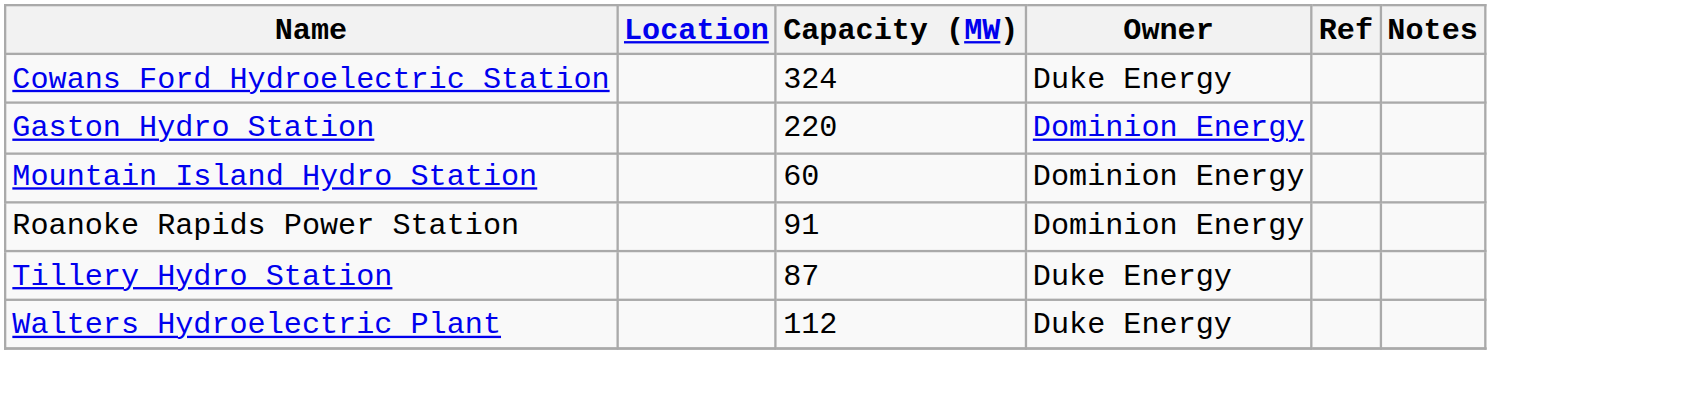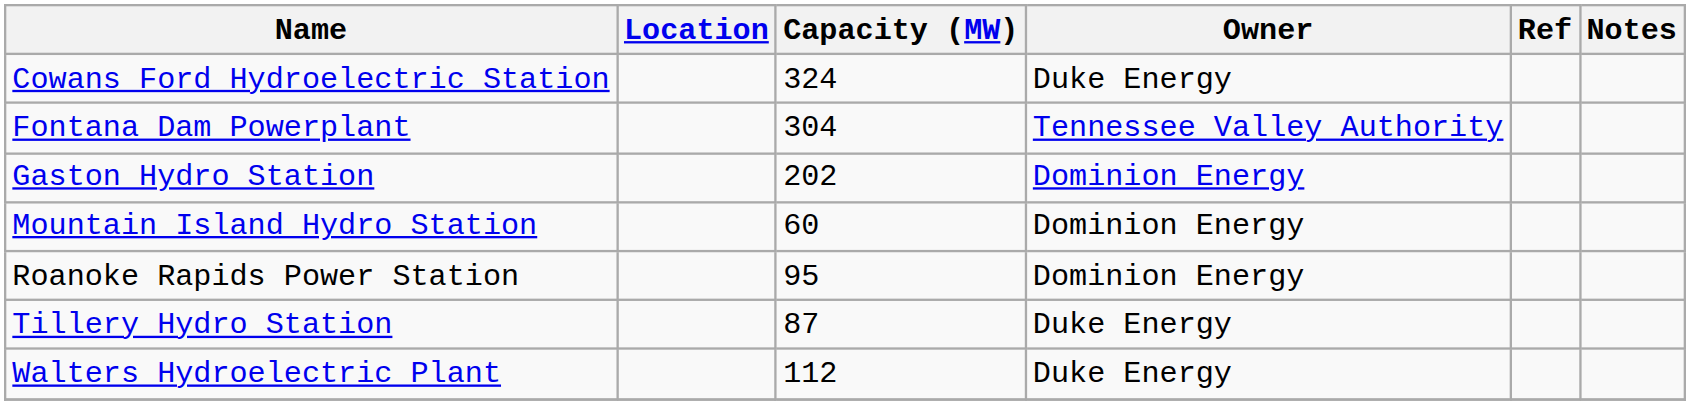+ row: (211, 128)
(810, 128) 220 -> (810, 177) 202
(801, 226) 91 -> (801, 276) 95
